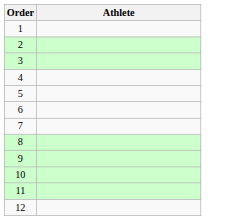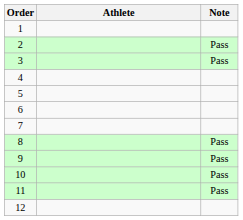+ column: (219, 12)
